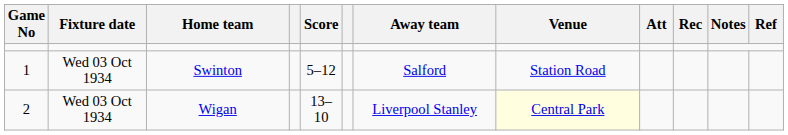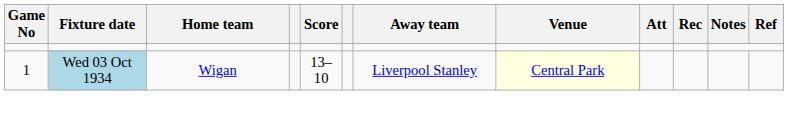- row: (218, 70)
(26, 109) 2 -> (26, 70) 1
(97, 109) no background -> (97, 70) lightblue background
